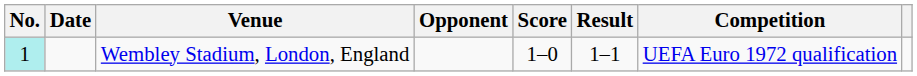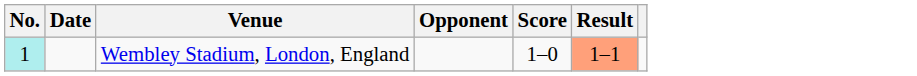- column: (770, 20)
(605, 53) no background -> (605, 53) lightsalmon background
